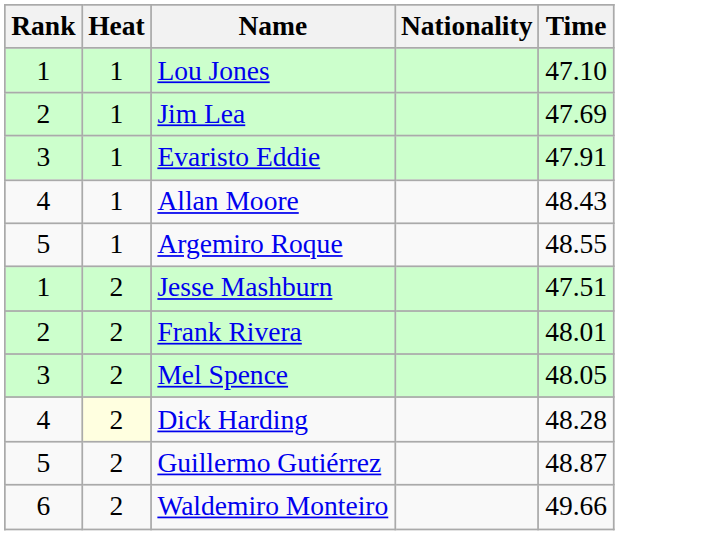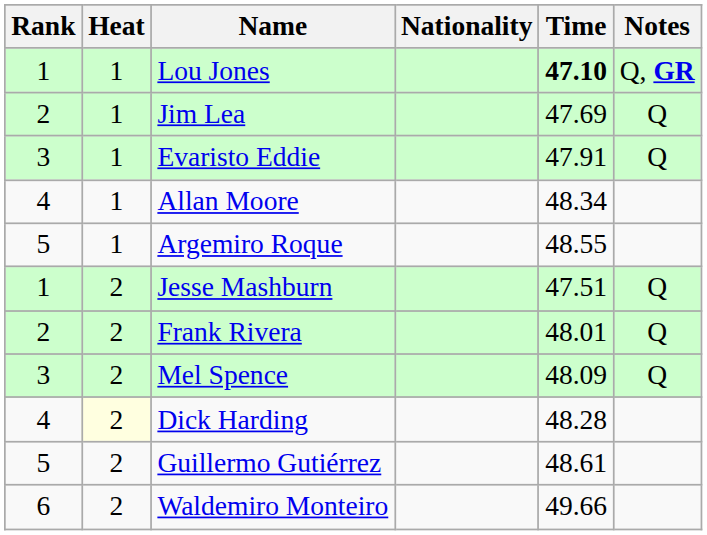+ column: (657, 26)
(576, 69) normal -> (576, 69) bold
(576, 200) 48.43 -> (576, 200) 48.34
(576, 375) 48.05 -> (576, 375) 48.09
(576, 462) 48.87 -> (576, 462) 48.61
